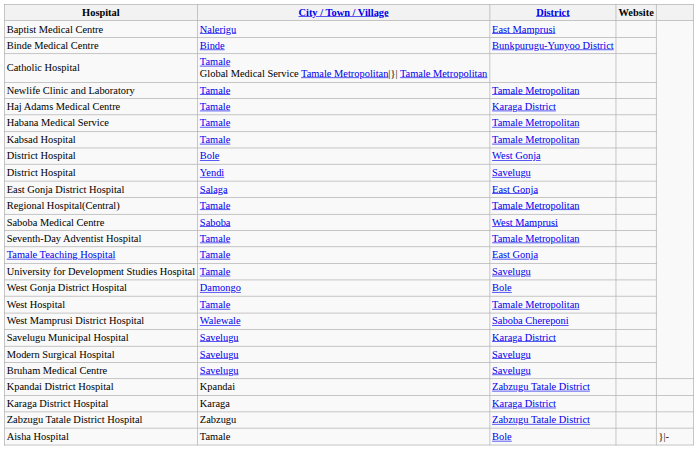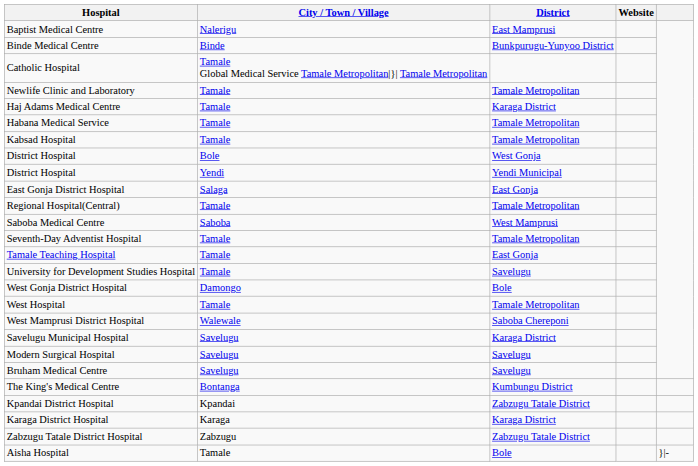(511, 172) Savelugu -> (527, 172) Yendi Municipal
+ row: (63, 387)
